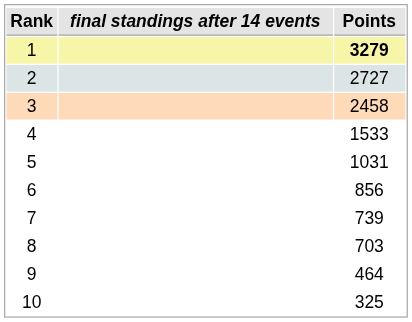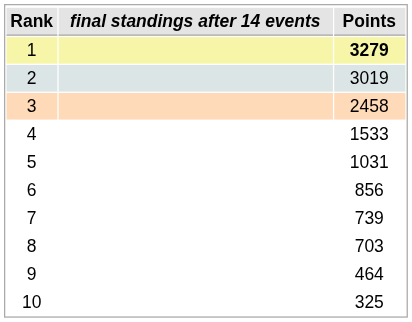(369, 78) 2727 -> (369, 78) 3019
